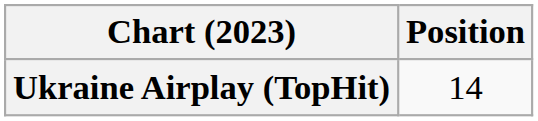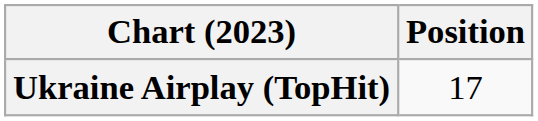(466, 86) 14 -> (466, 86) 17
